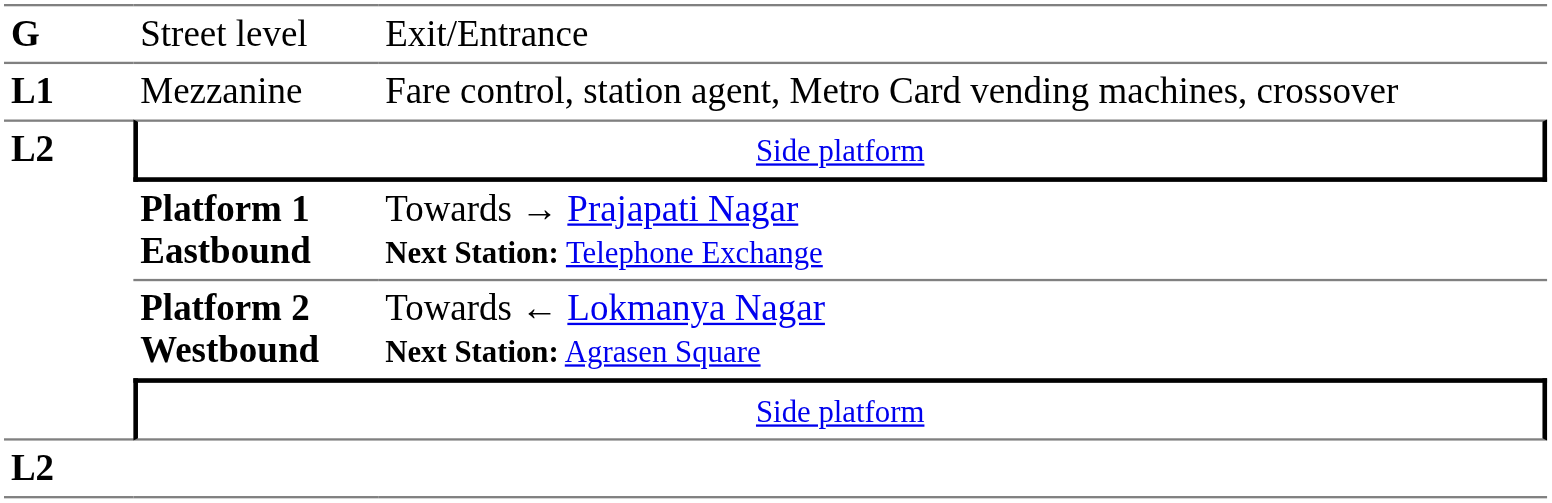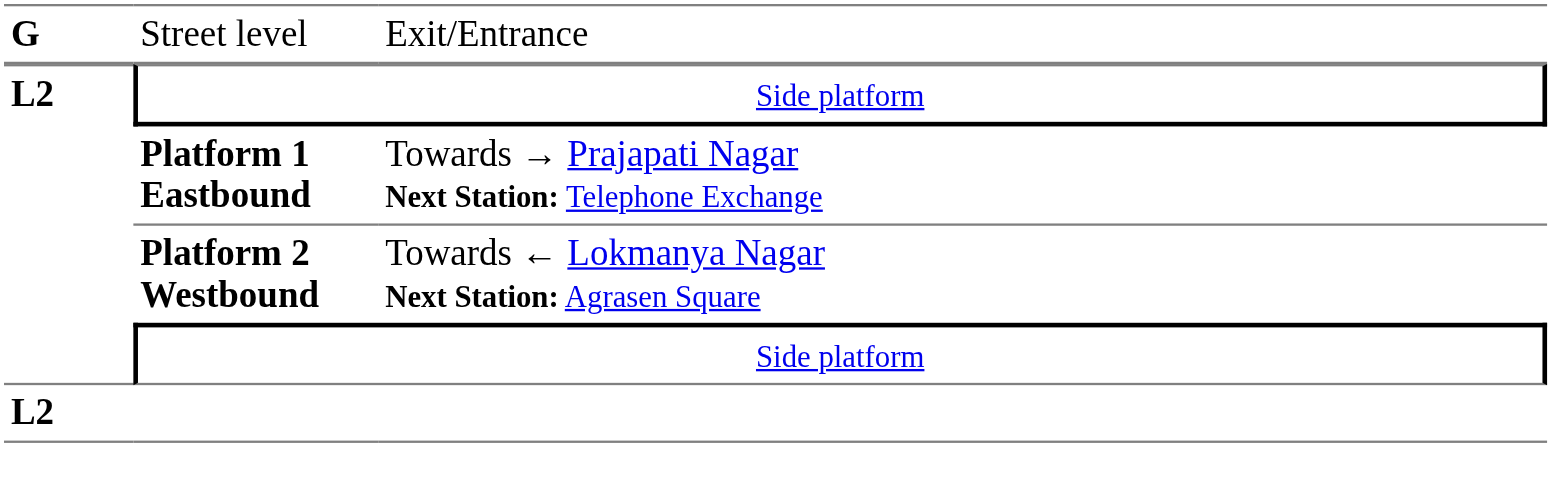- row: (221, 91)
